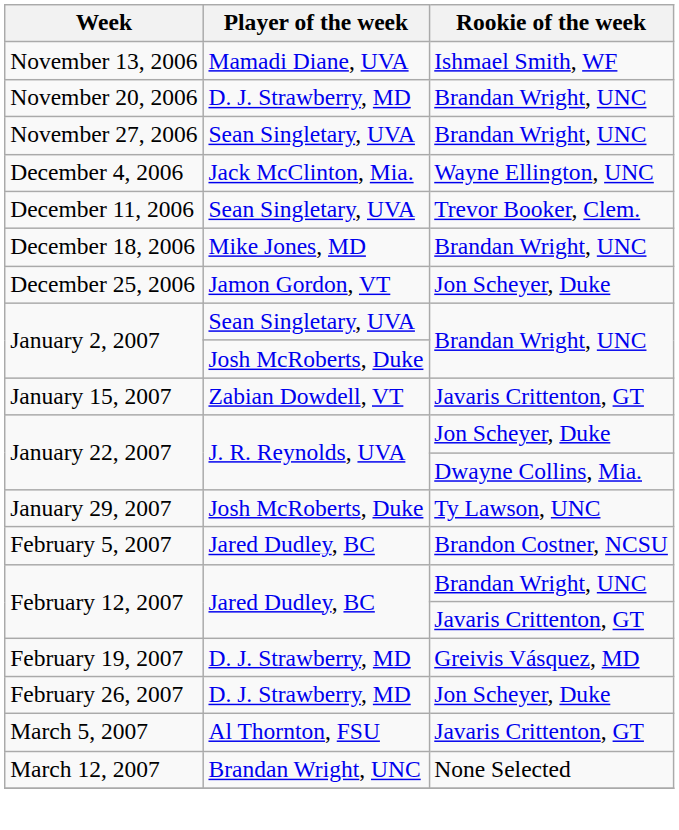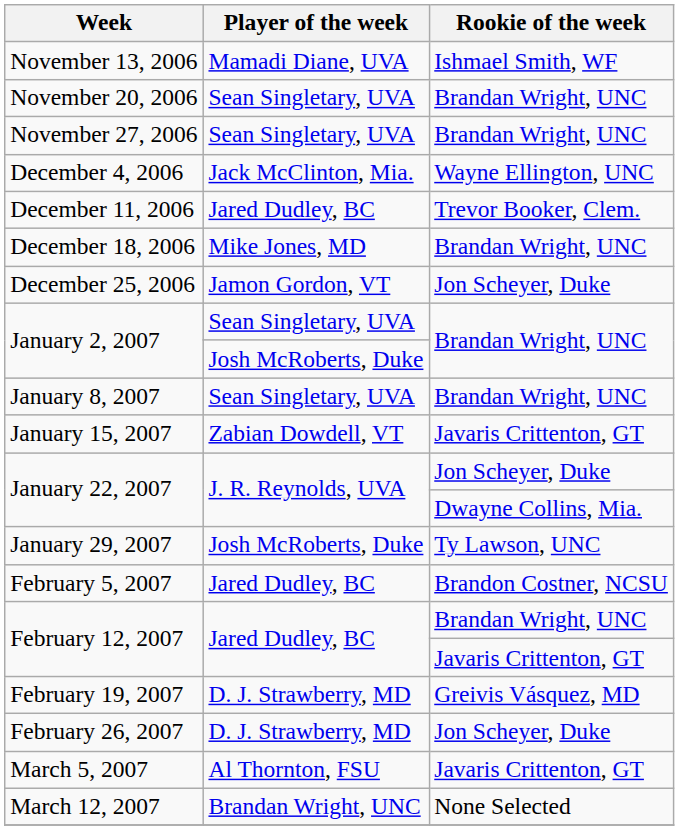(310, 97) D. J. Strawberry, MD -> (312, 97) Sean Singletary, UVA
(312, 209) Sean Singletary, UVA -> (292, 209) Jared Dudley, BC
+ row: (85, 396)
